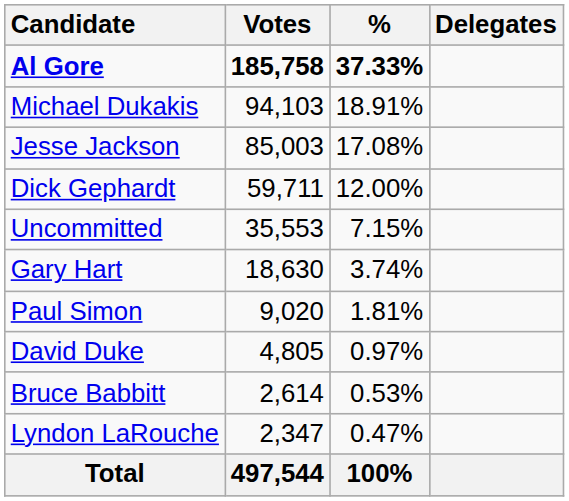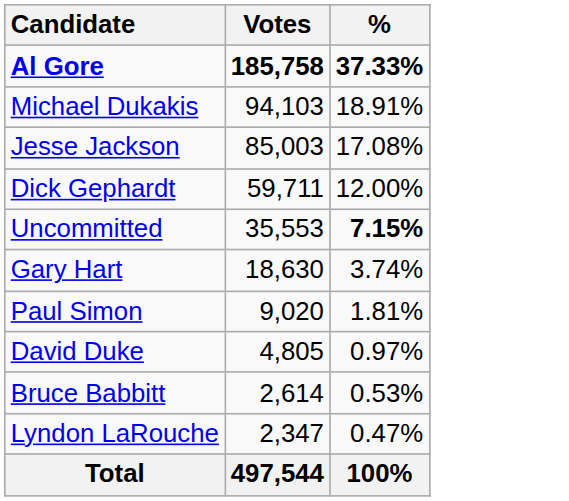- column: (496, 24)
(387, 229) normal -> (387, 229) bold
